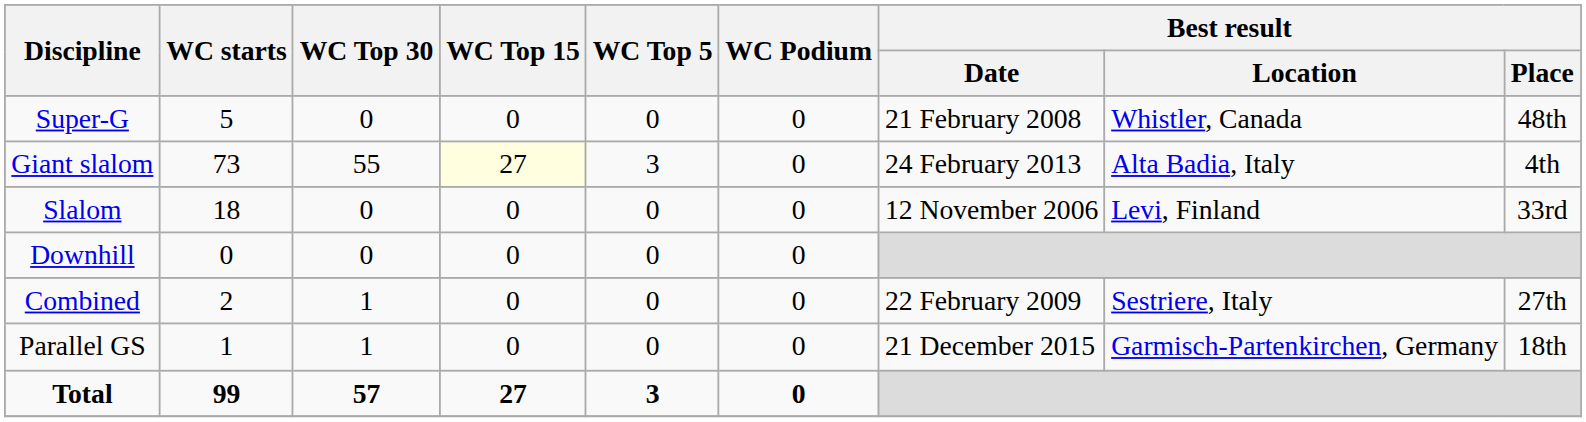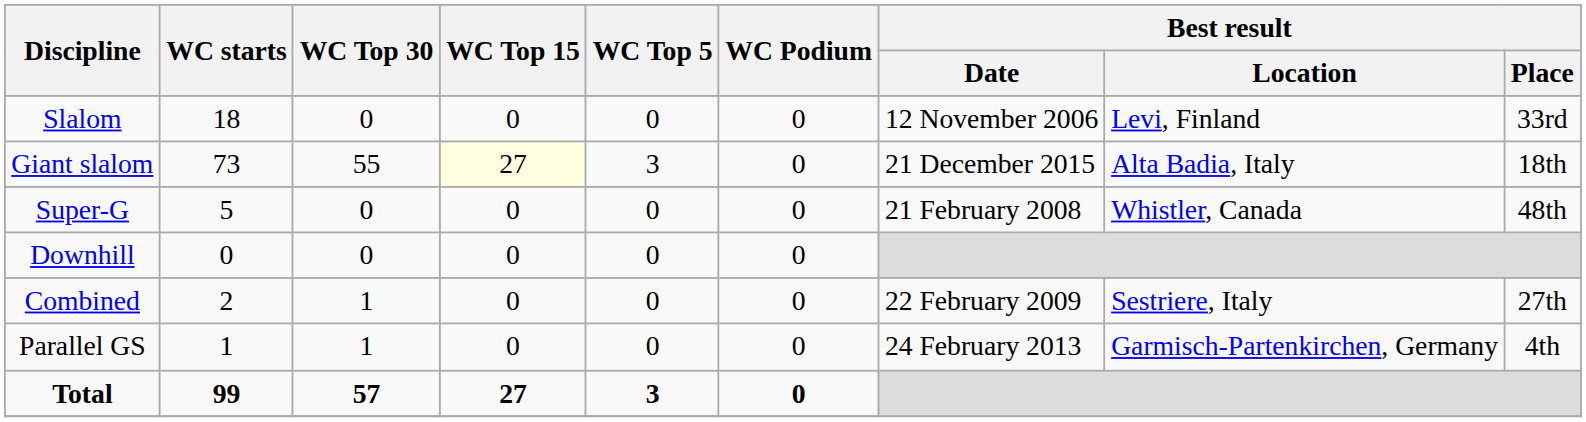rows swapped: (82, 209) <-> (82, 118)
(983, 164) 24 February 2013 -> (990, 164) 21 December 2015
(1542, 164) 4th -> (1542, 164) 18th
(990, 346) 21 December 2015 -> (983, 346) 24 February 2013
(1542, 346) 18th -> (1542, 346) 4th
